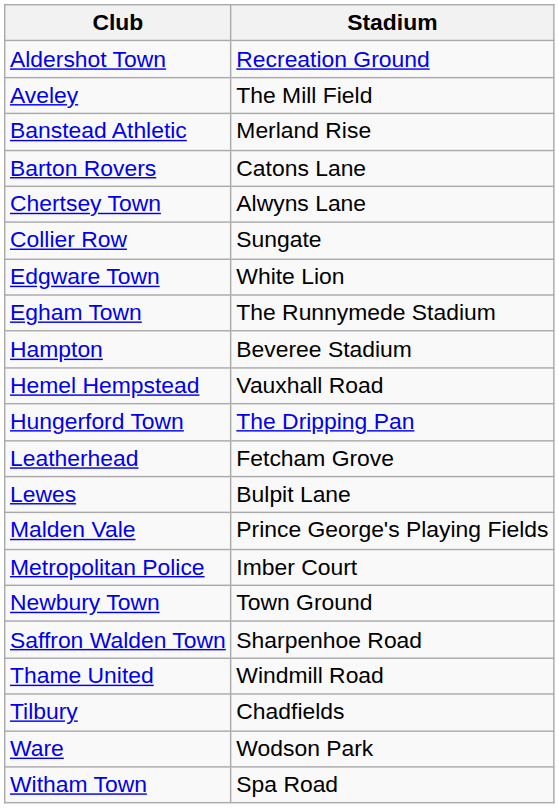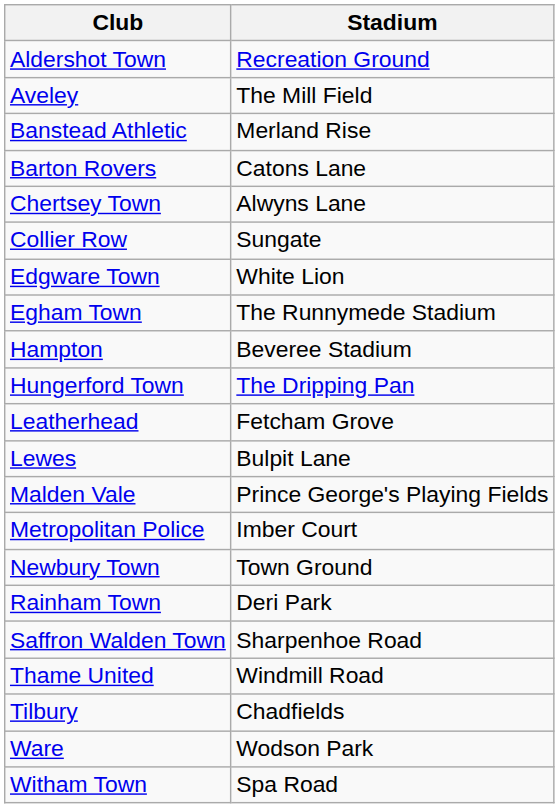- row: (105, 385)
+ row: (85, 603)
